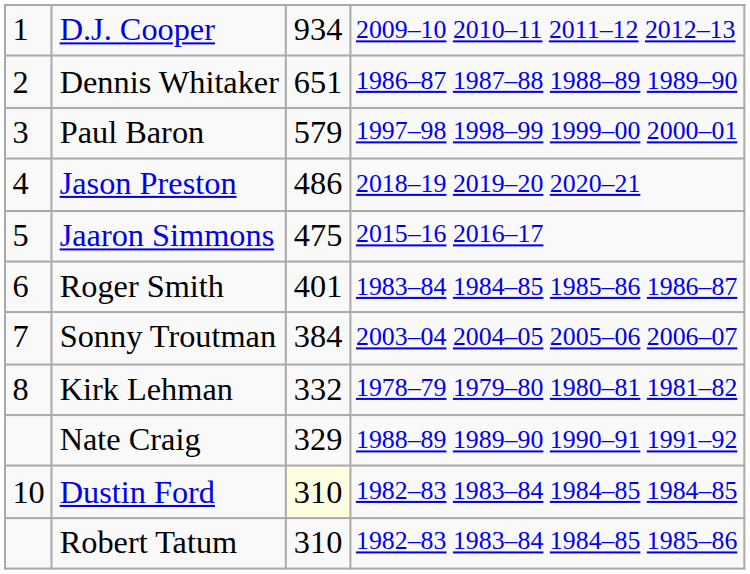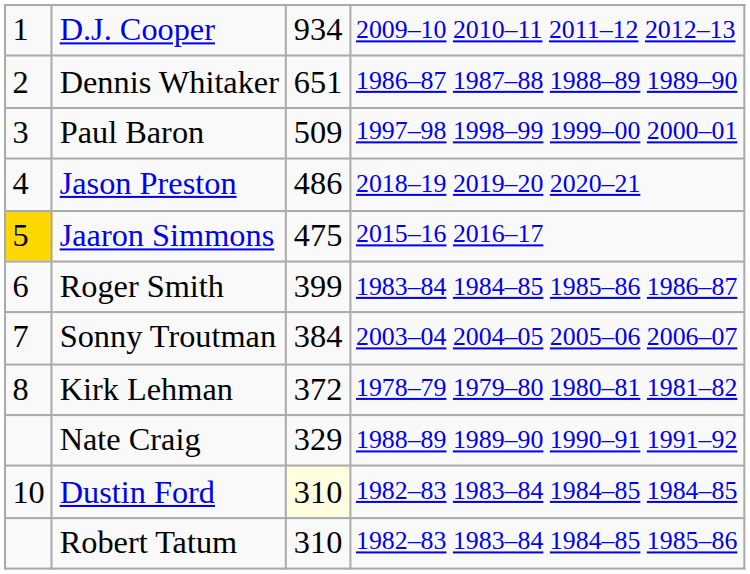(318, 132) 579 -> (318, 132) 509
(21, 235) no background -> (21, 235) gold background
(318, 286) 401 -> (318, 286) 399
(318, 388) 332 -> (318, 388) 372
